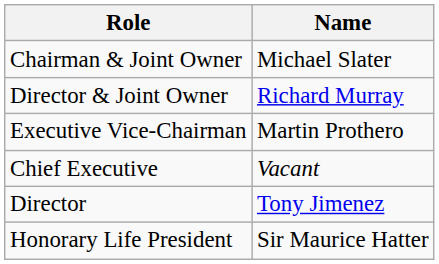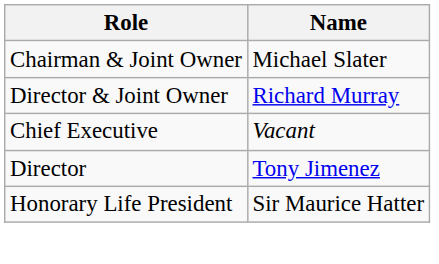- row: (128, 131)
